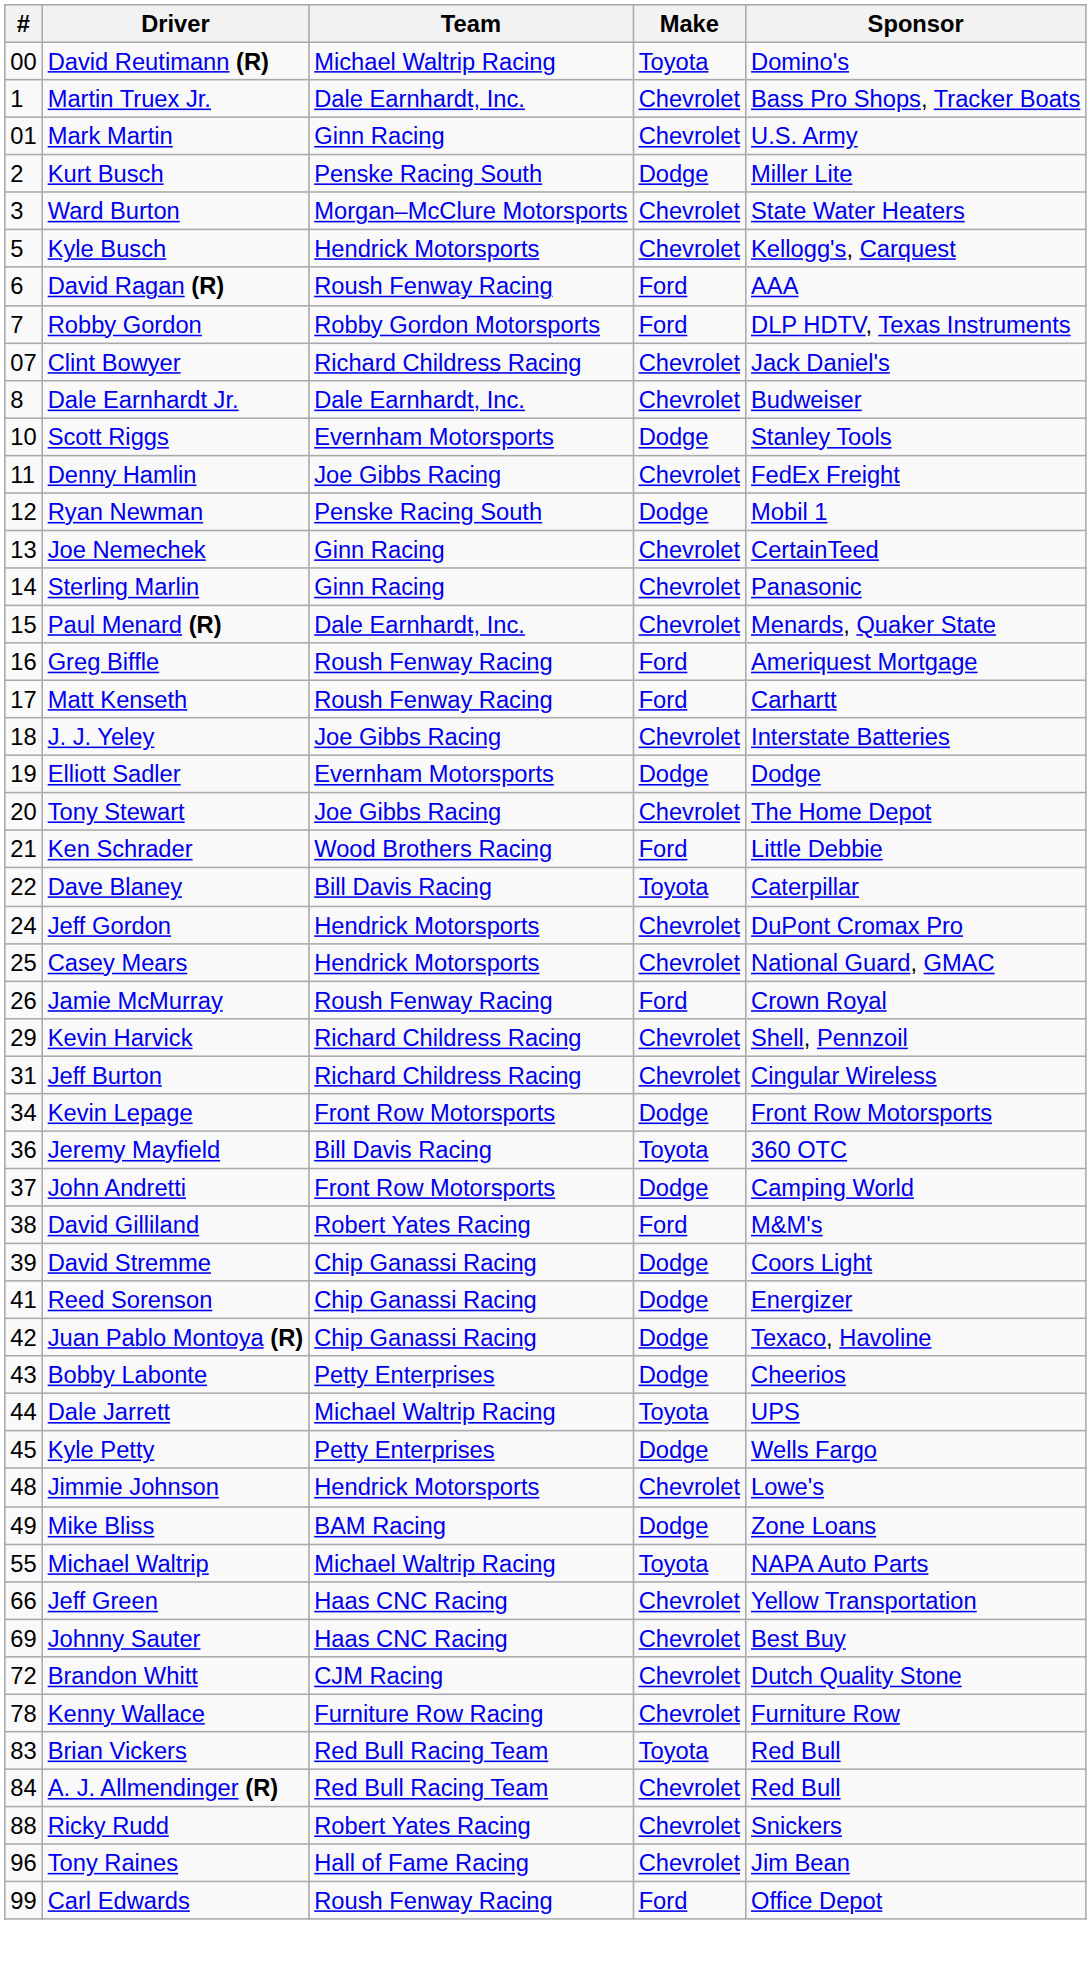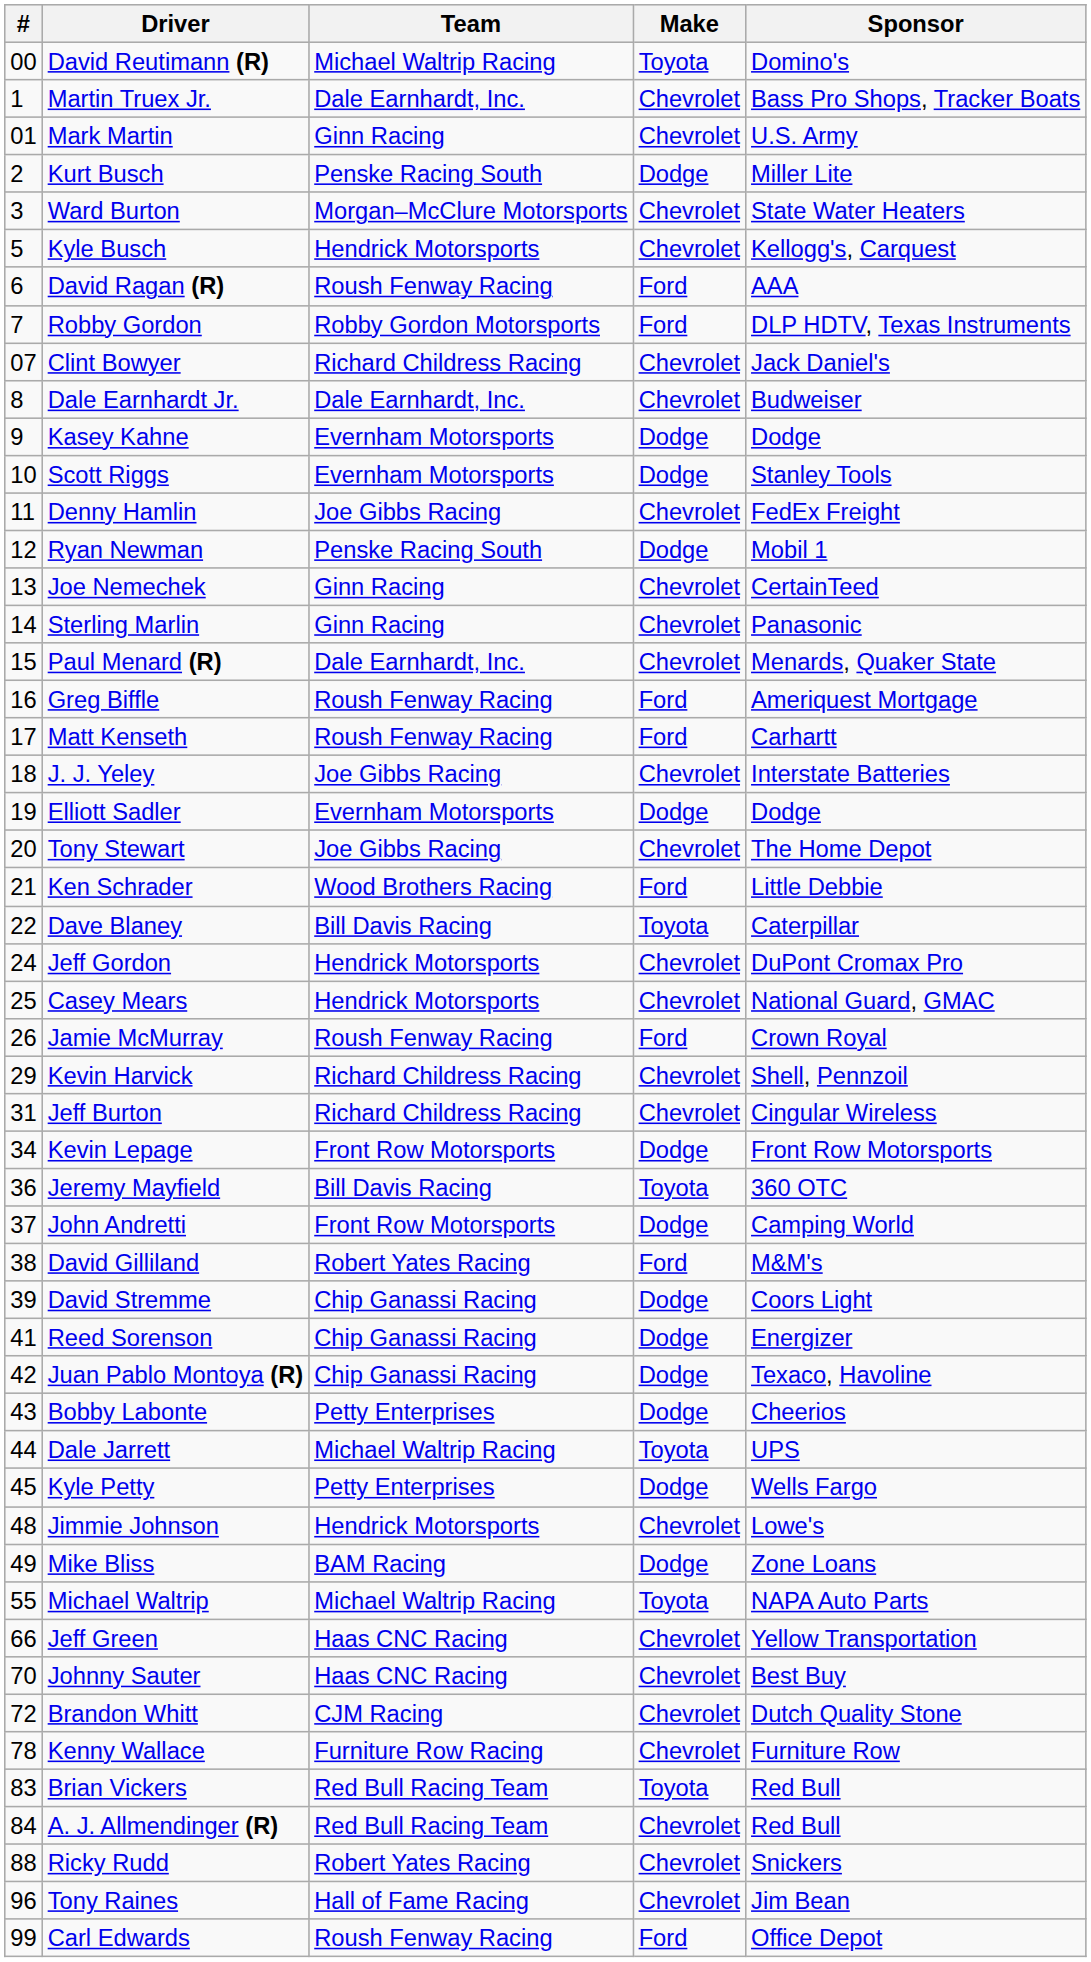+ row: (118, 437)
(23, 1638) 69 -> (23, 1675) 70
